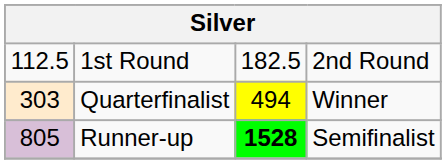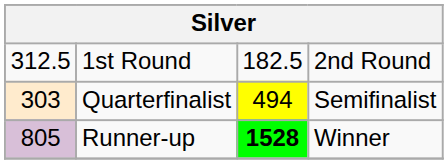(40, 63) 112.5 -> (41, 63) 312.5
(350, 101) Winner -> (375, 101) Semifinalist
(373, 140) Semifinalist -> (352, 140) Winner
